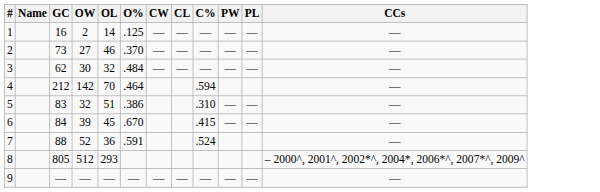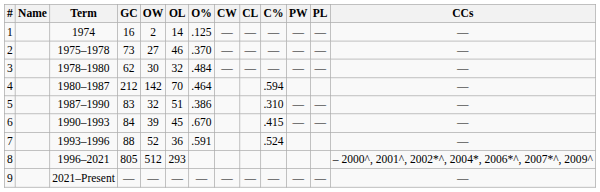+ column: (84, 13)
